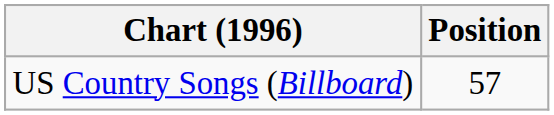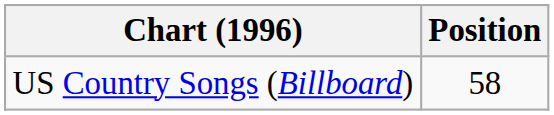(485, 82) 57 -> (485, 82) 58
